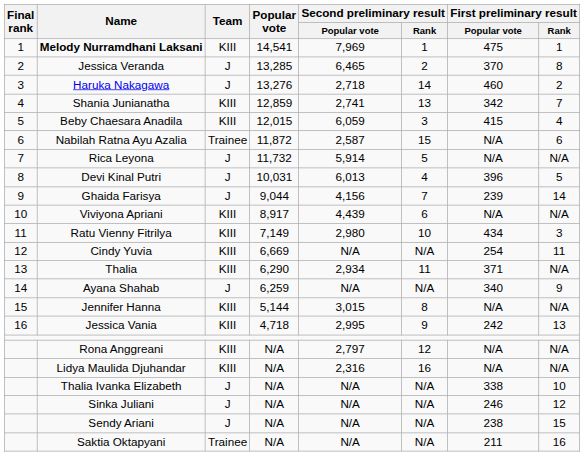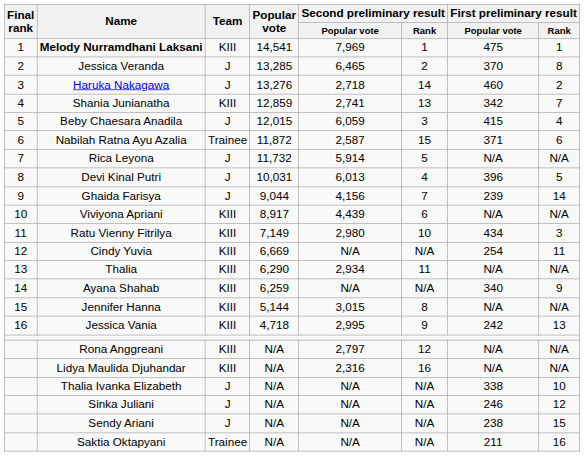(228, 121) KIII -> (228, 121) J
(493, 140) N/A -> (493, 140) 371
(493, 270) 371 -> (493, 270) N/A
(228, 288) J -> (228, 288) KIII
